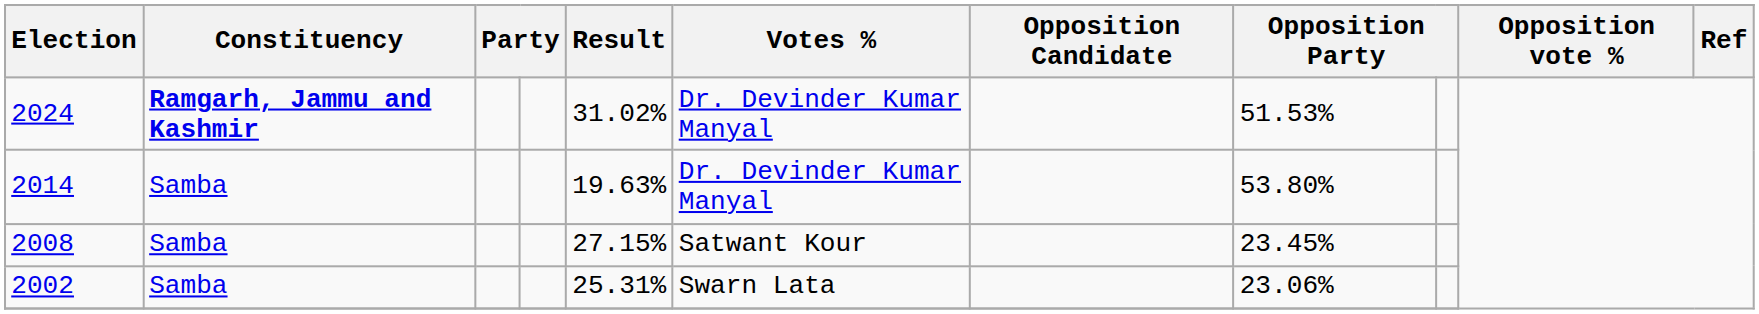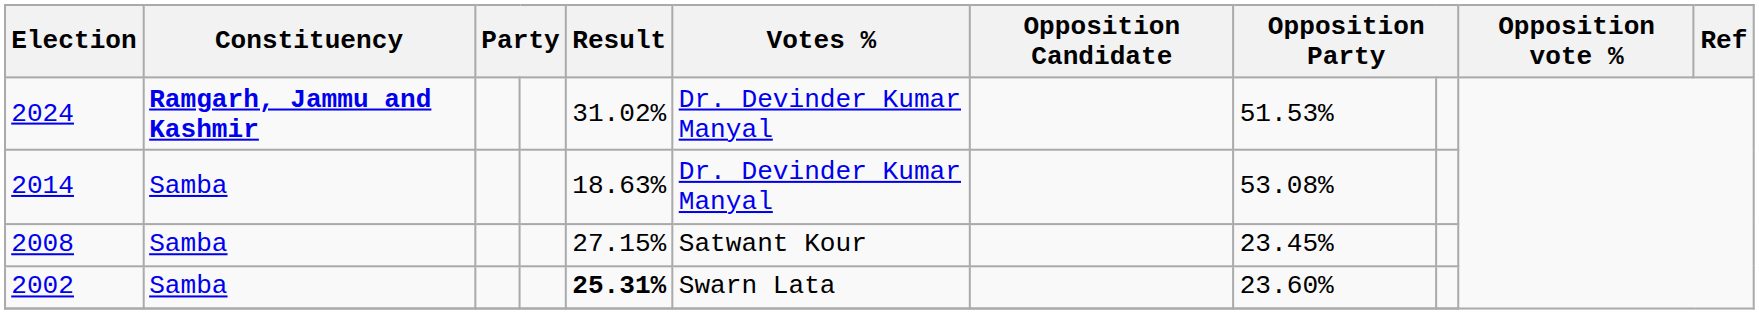(619, 187) 19.63% -> (619, 187) 18.63%
(1287, 187) 53.80% -> (1287, 187) 53.08%
(619, 287) normal -> (619, 287) bold
(1287, 287) 23.06% -> (1287, 287) 23.60%
